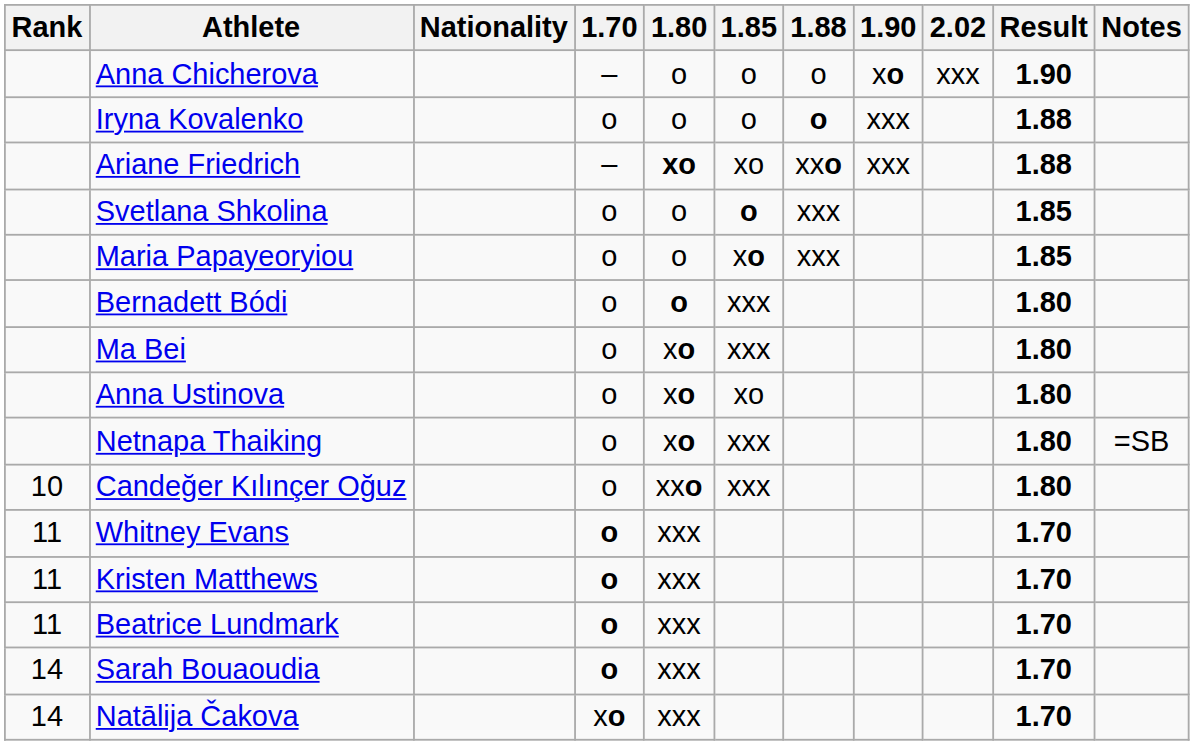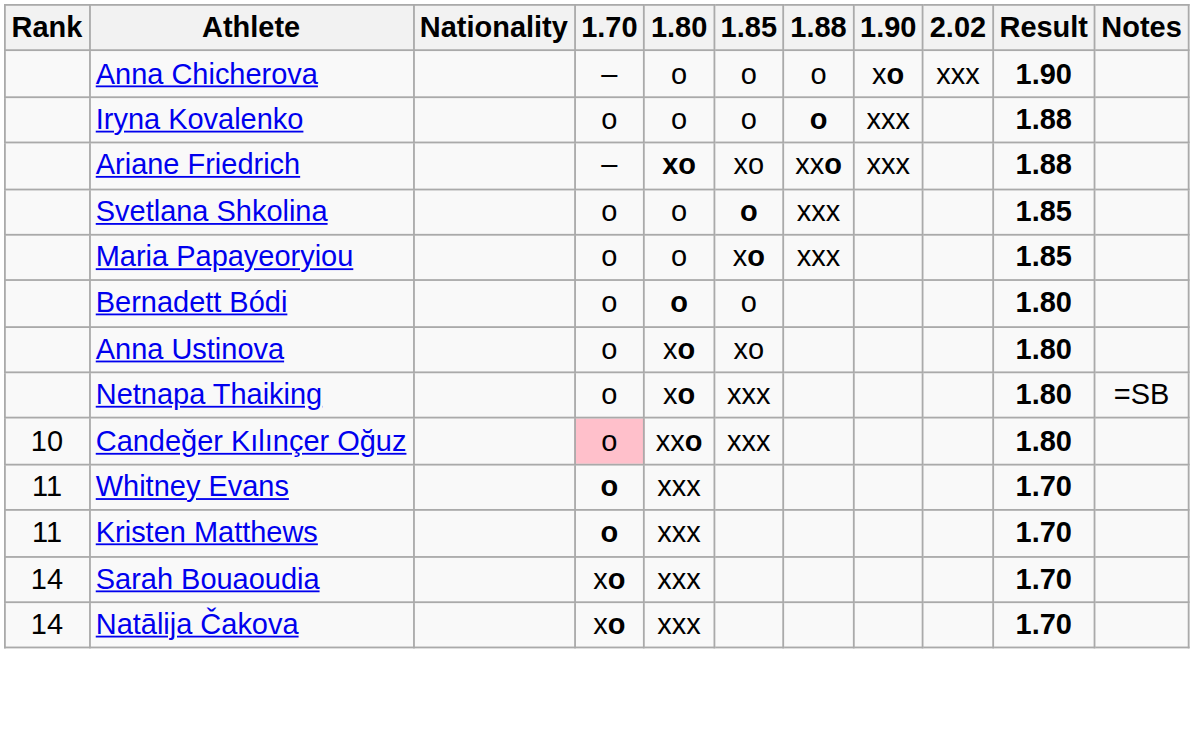(749, 303) xxx -> (749, 303) o
- row: (141, 348)
(609, 486) no background -> (609, 440) pink background
- row: (217, 624)
(609, 670) o -> (609, 578) xo
